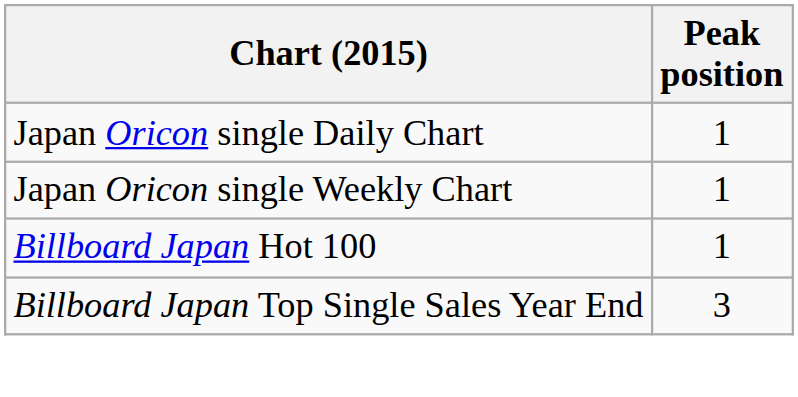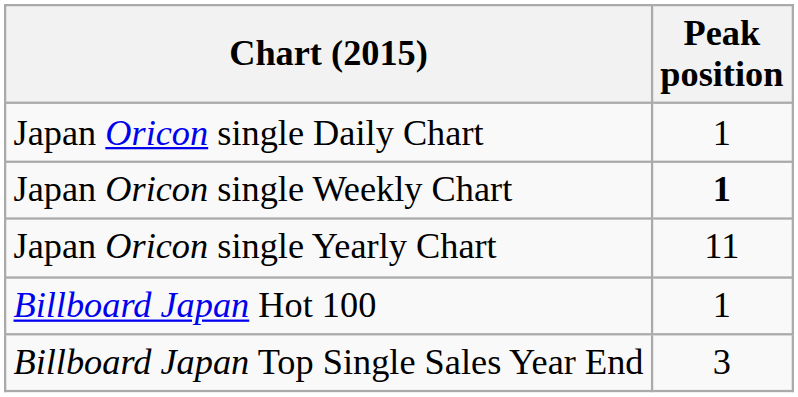(722, 189) normal -> (722, 189) bold
+ row: (255, 246)
